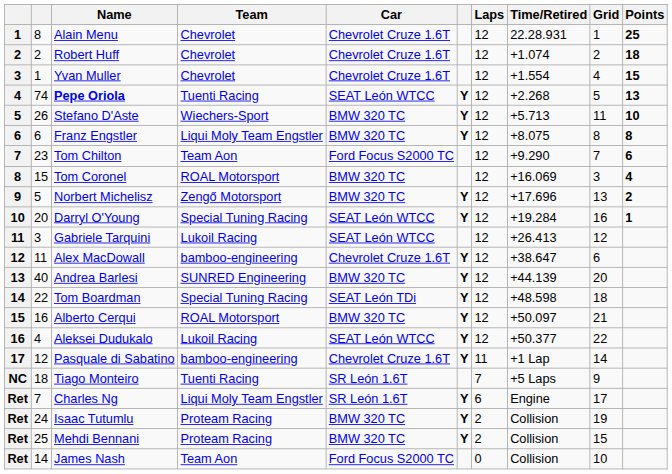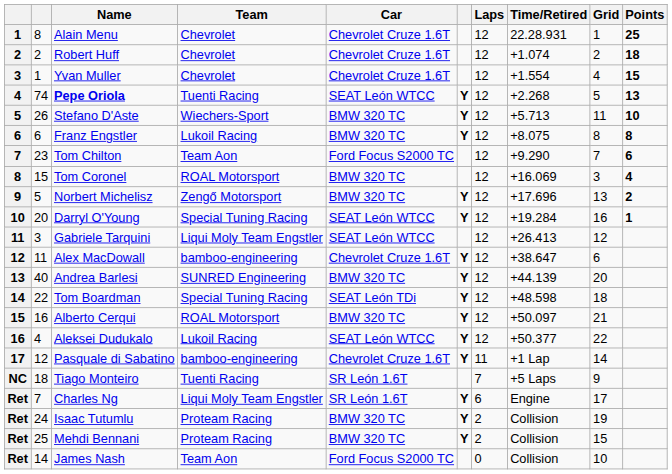(252, 136) Liqui Moly Team Engstler -> (219, 136) Lukoil Racing
(219, 237) Lukoil Racing -> (252, 237) Liqui Moly Team Engstler
